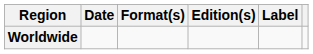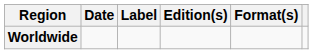columns swapped: (153, 15) <-> (280, 15)
